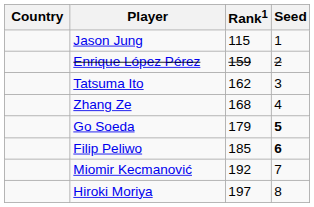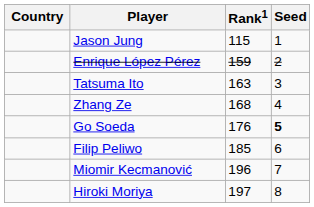(240, 83) 162 -> (240, 83) 163
(240, 126) 179 -> (240, 126) 176
(278, 148) bold -> (278, 148) normal
(240, 169) 192 -> (240, 169) 196
